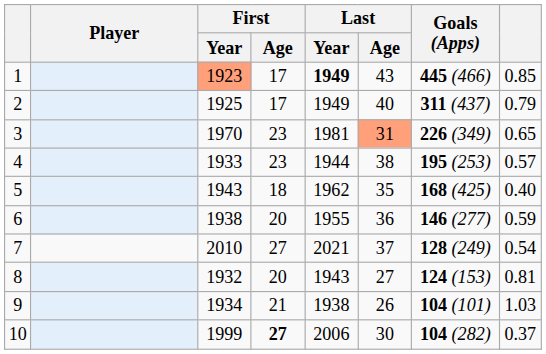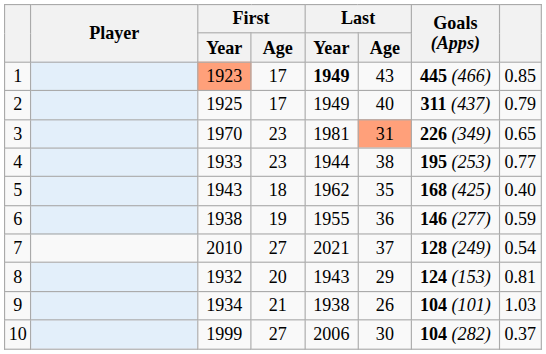(520, 162) 0.57 -> (520, 162) 0.77
(278, 219) 20 -> (278, 219) 19
(385, 276) 27 -> (385, 276) 29
(278, 334) bold -> (278, 334) normal
